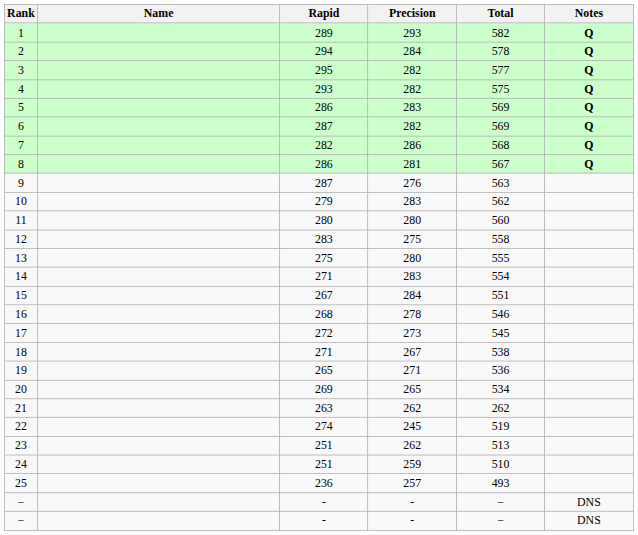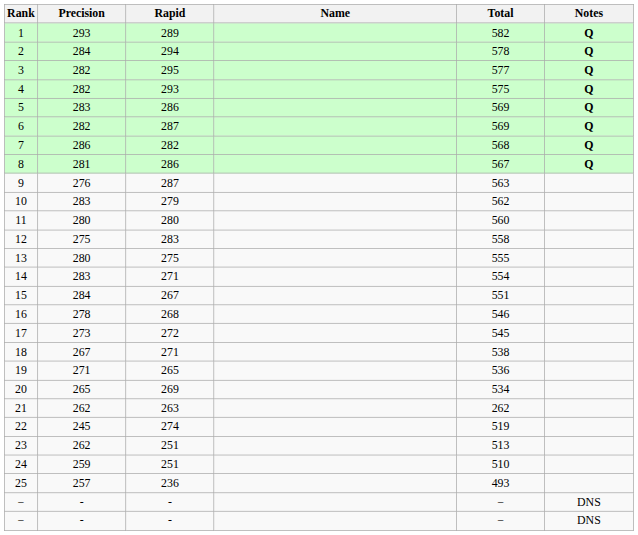columns swapped: (159, 13) <-> (412, 13)
